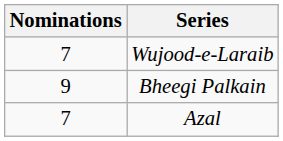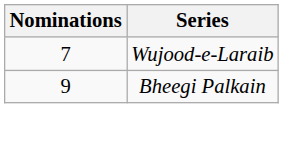- row: (202, 119)
